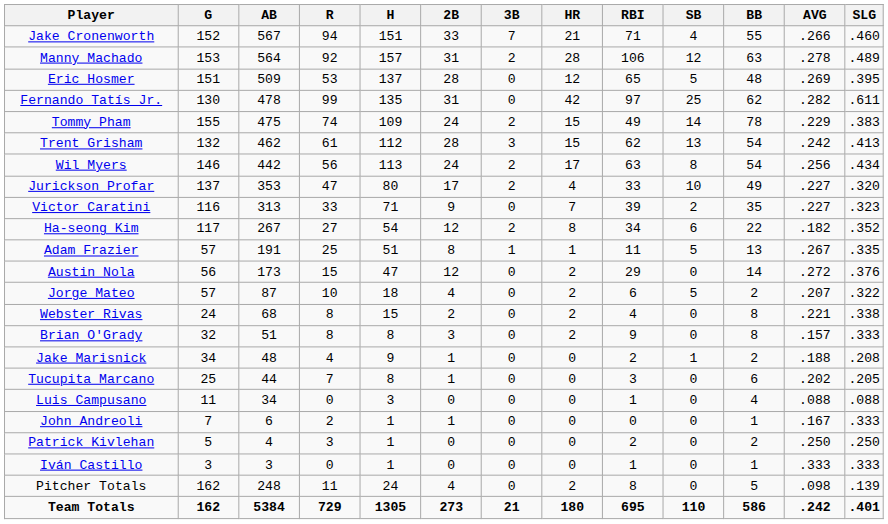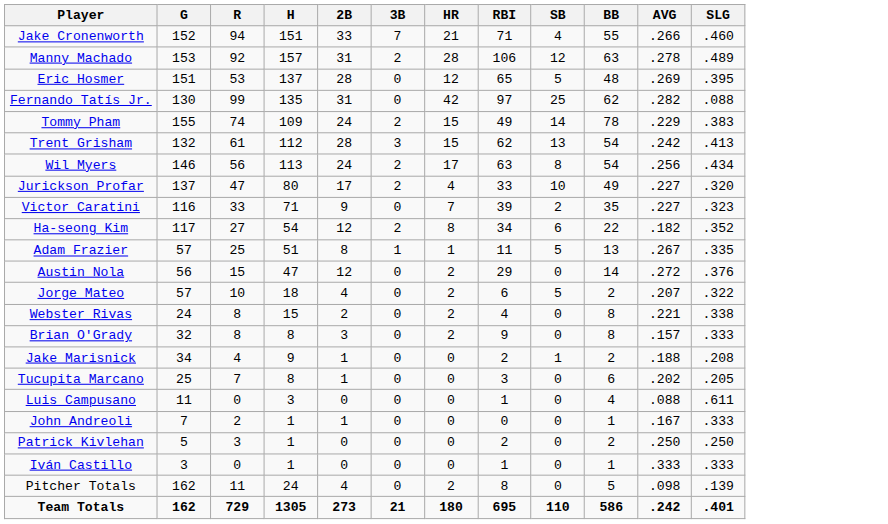- column: (269, 15)
(864, 101) .611 -> (718, 101) .088
(864, 400) .088 -> (718, 400) .611
